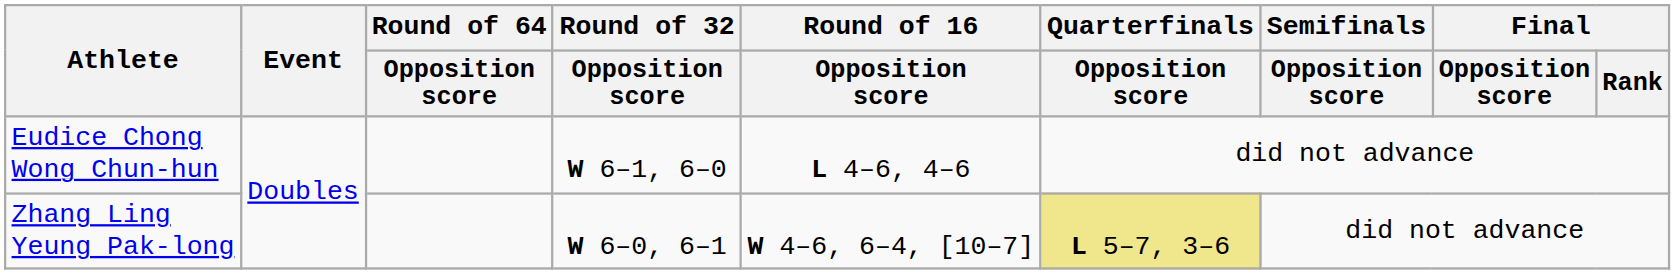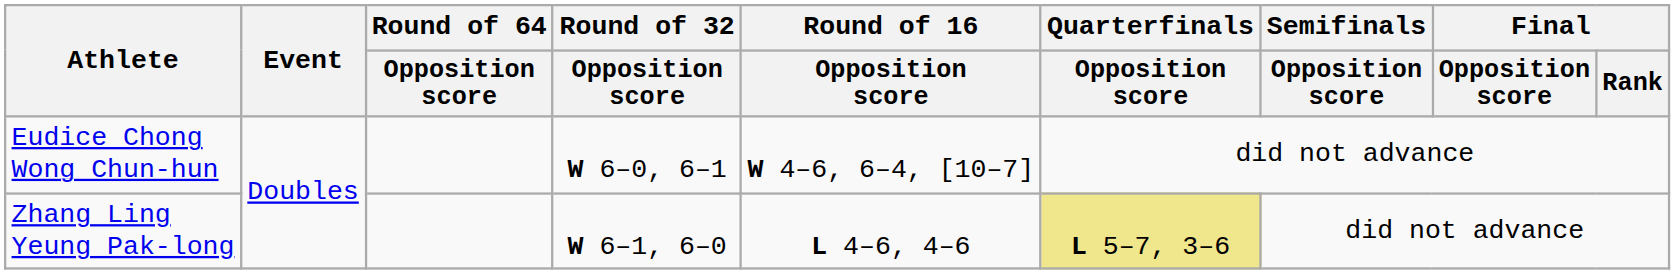(647, 170) W 6–1, 6–0 -> (647, 170) W 6–0, 6–1
(891, 170) L 4–6, 4–6 -> (891, 170) W 4–6, 6–4, [10–7]
(647, 247) W 6–0, 6–1 -> (647, 247) W 6–1, 6–0
(891, 247) W 4–6, 6–4, [10–7] -> (891, 247) L 4–6, 4–6
